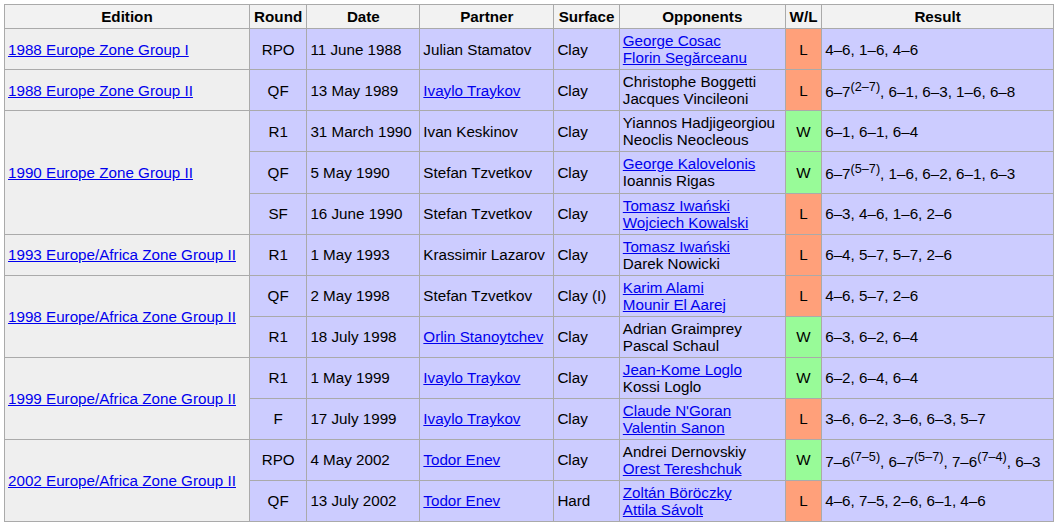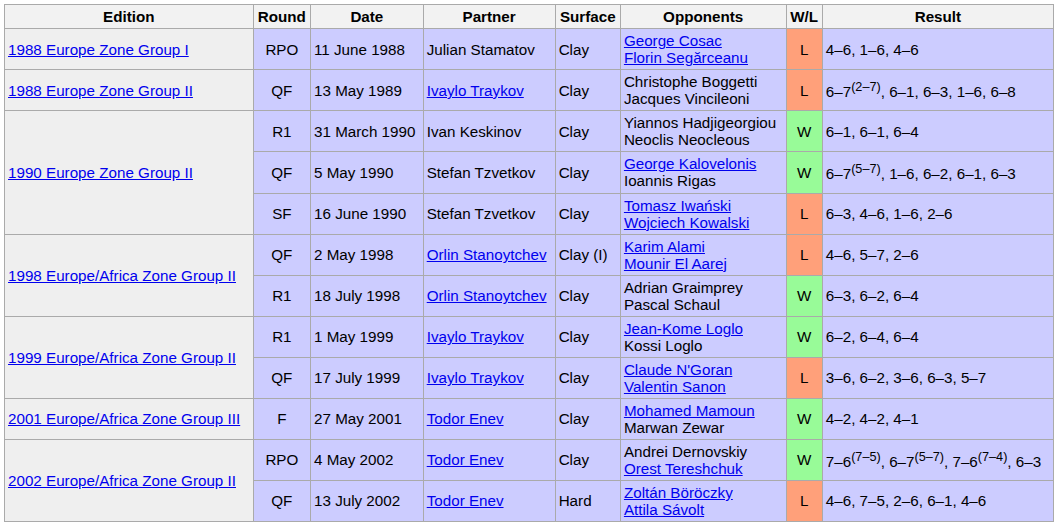- row: (350, 255)
(478, 296) Stefan Tzvetkov -> (487, 255) Orlin Stanoytchev
(278, 419) F -> (282, 378) QF
+ row: (358, 419)
